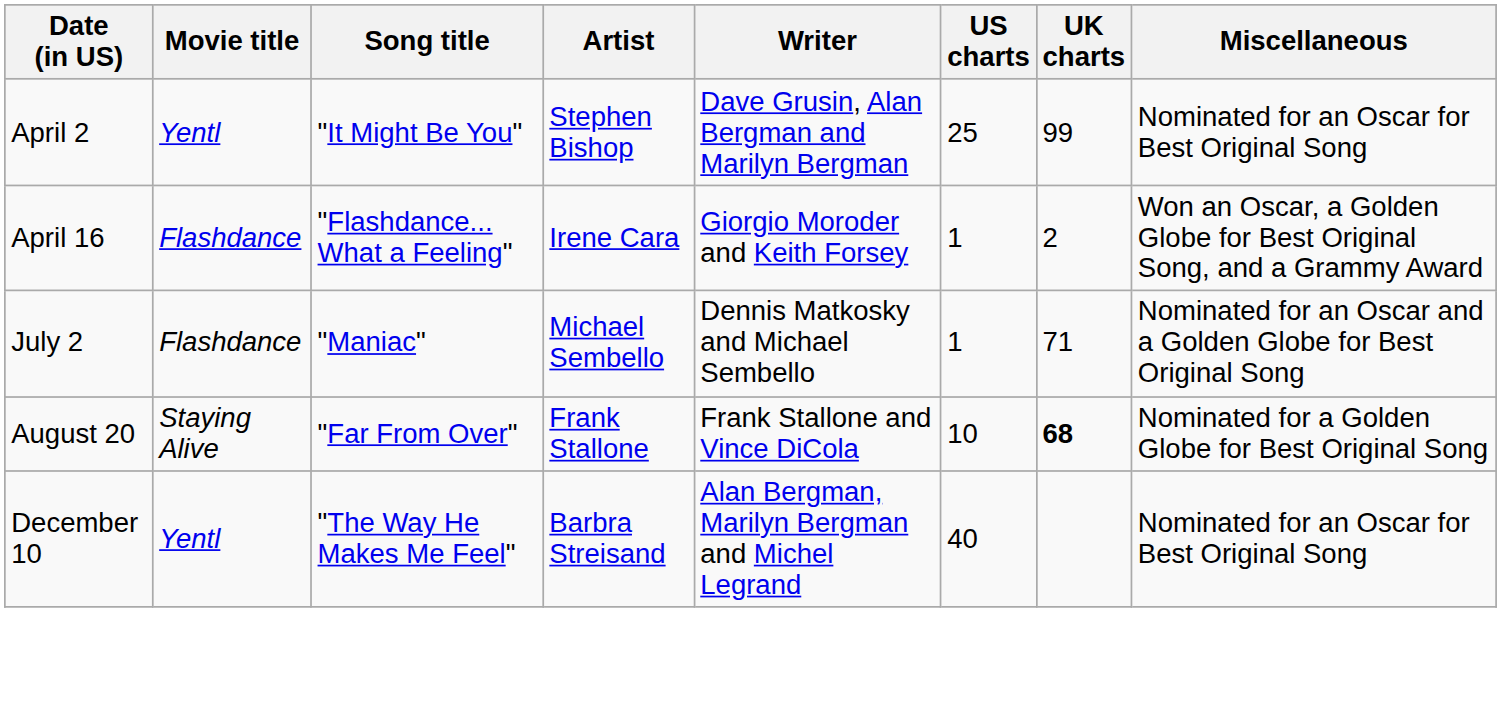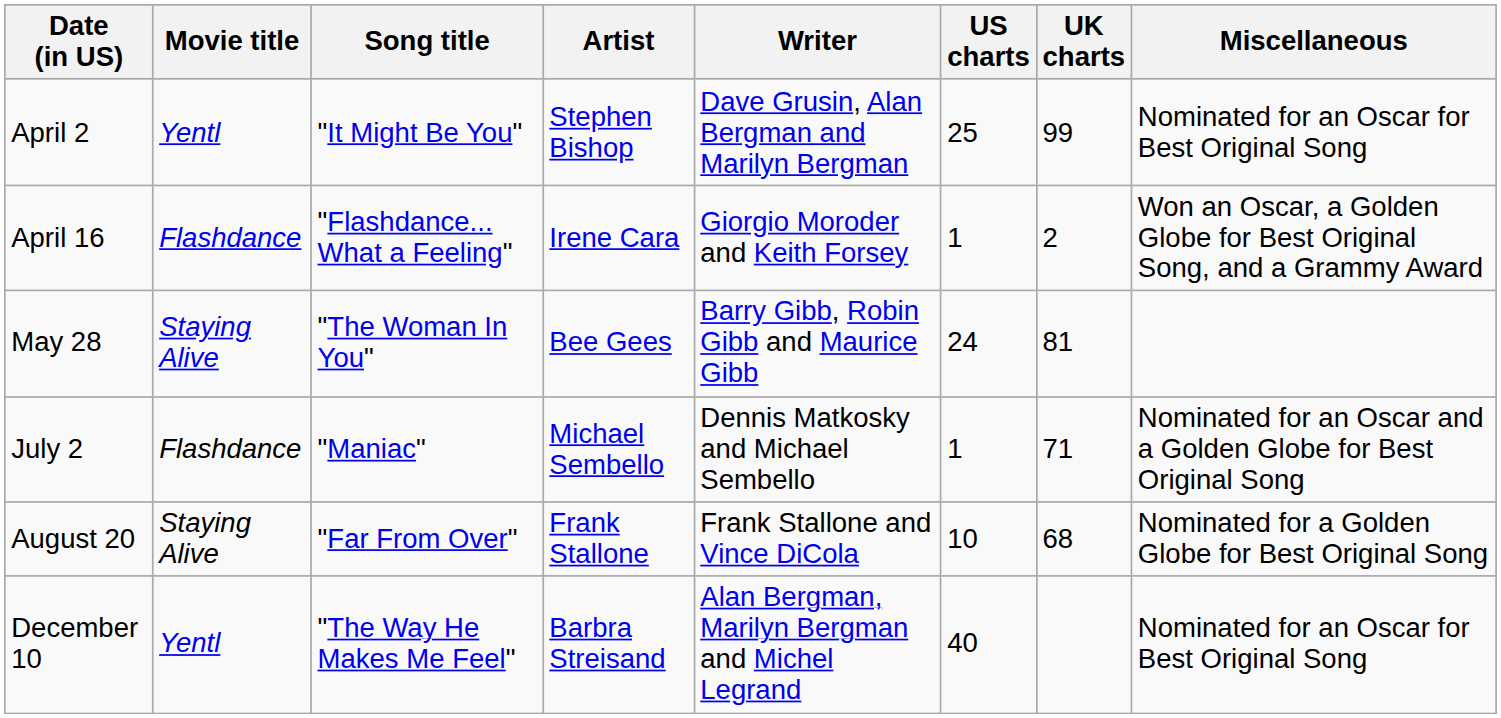+ row: (56, 343)
(1058, 433) bold -> (1058, 538) normal
